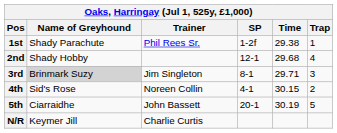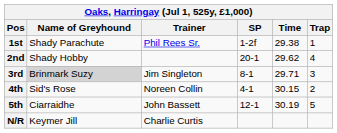(249, 58) 12-1 -> (249, 58) 20-1
(287, 58) 29.68 -> (287, 58) 29.62
(249, 105) 20-1 -> (249, 105) 12-1
